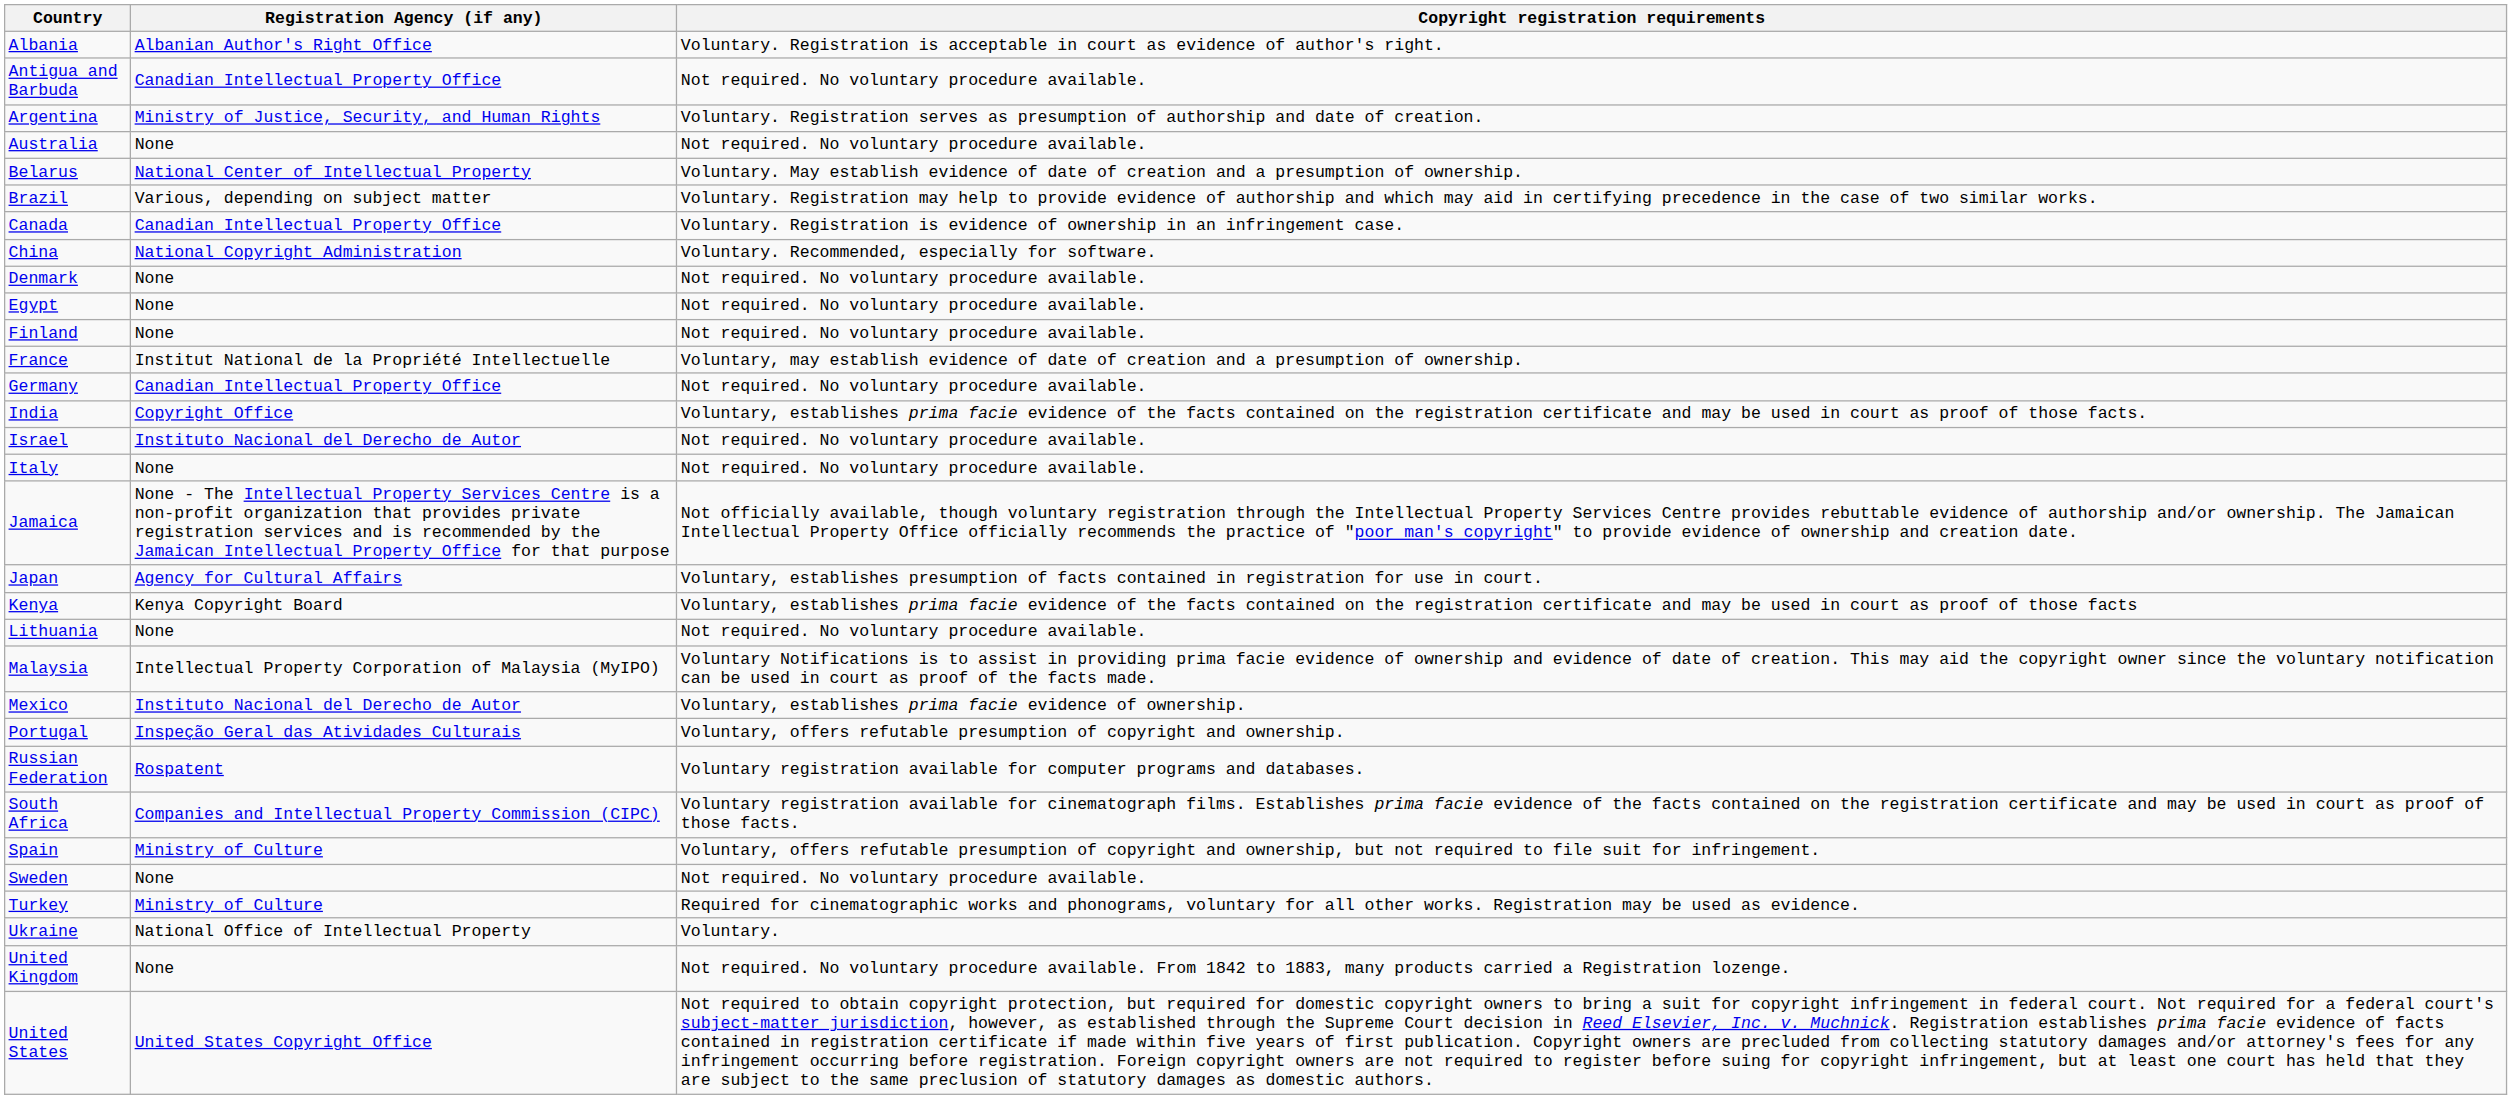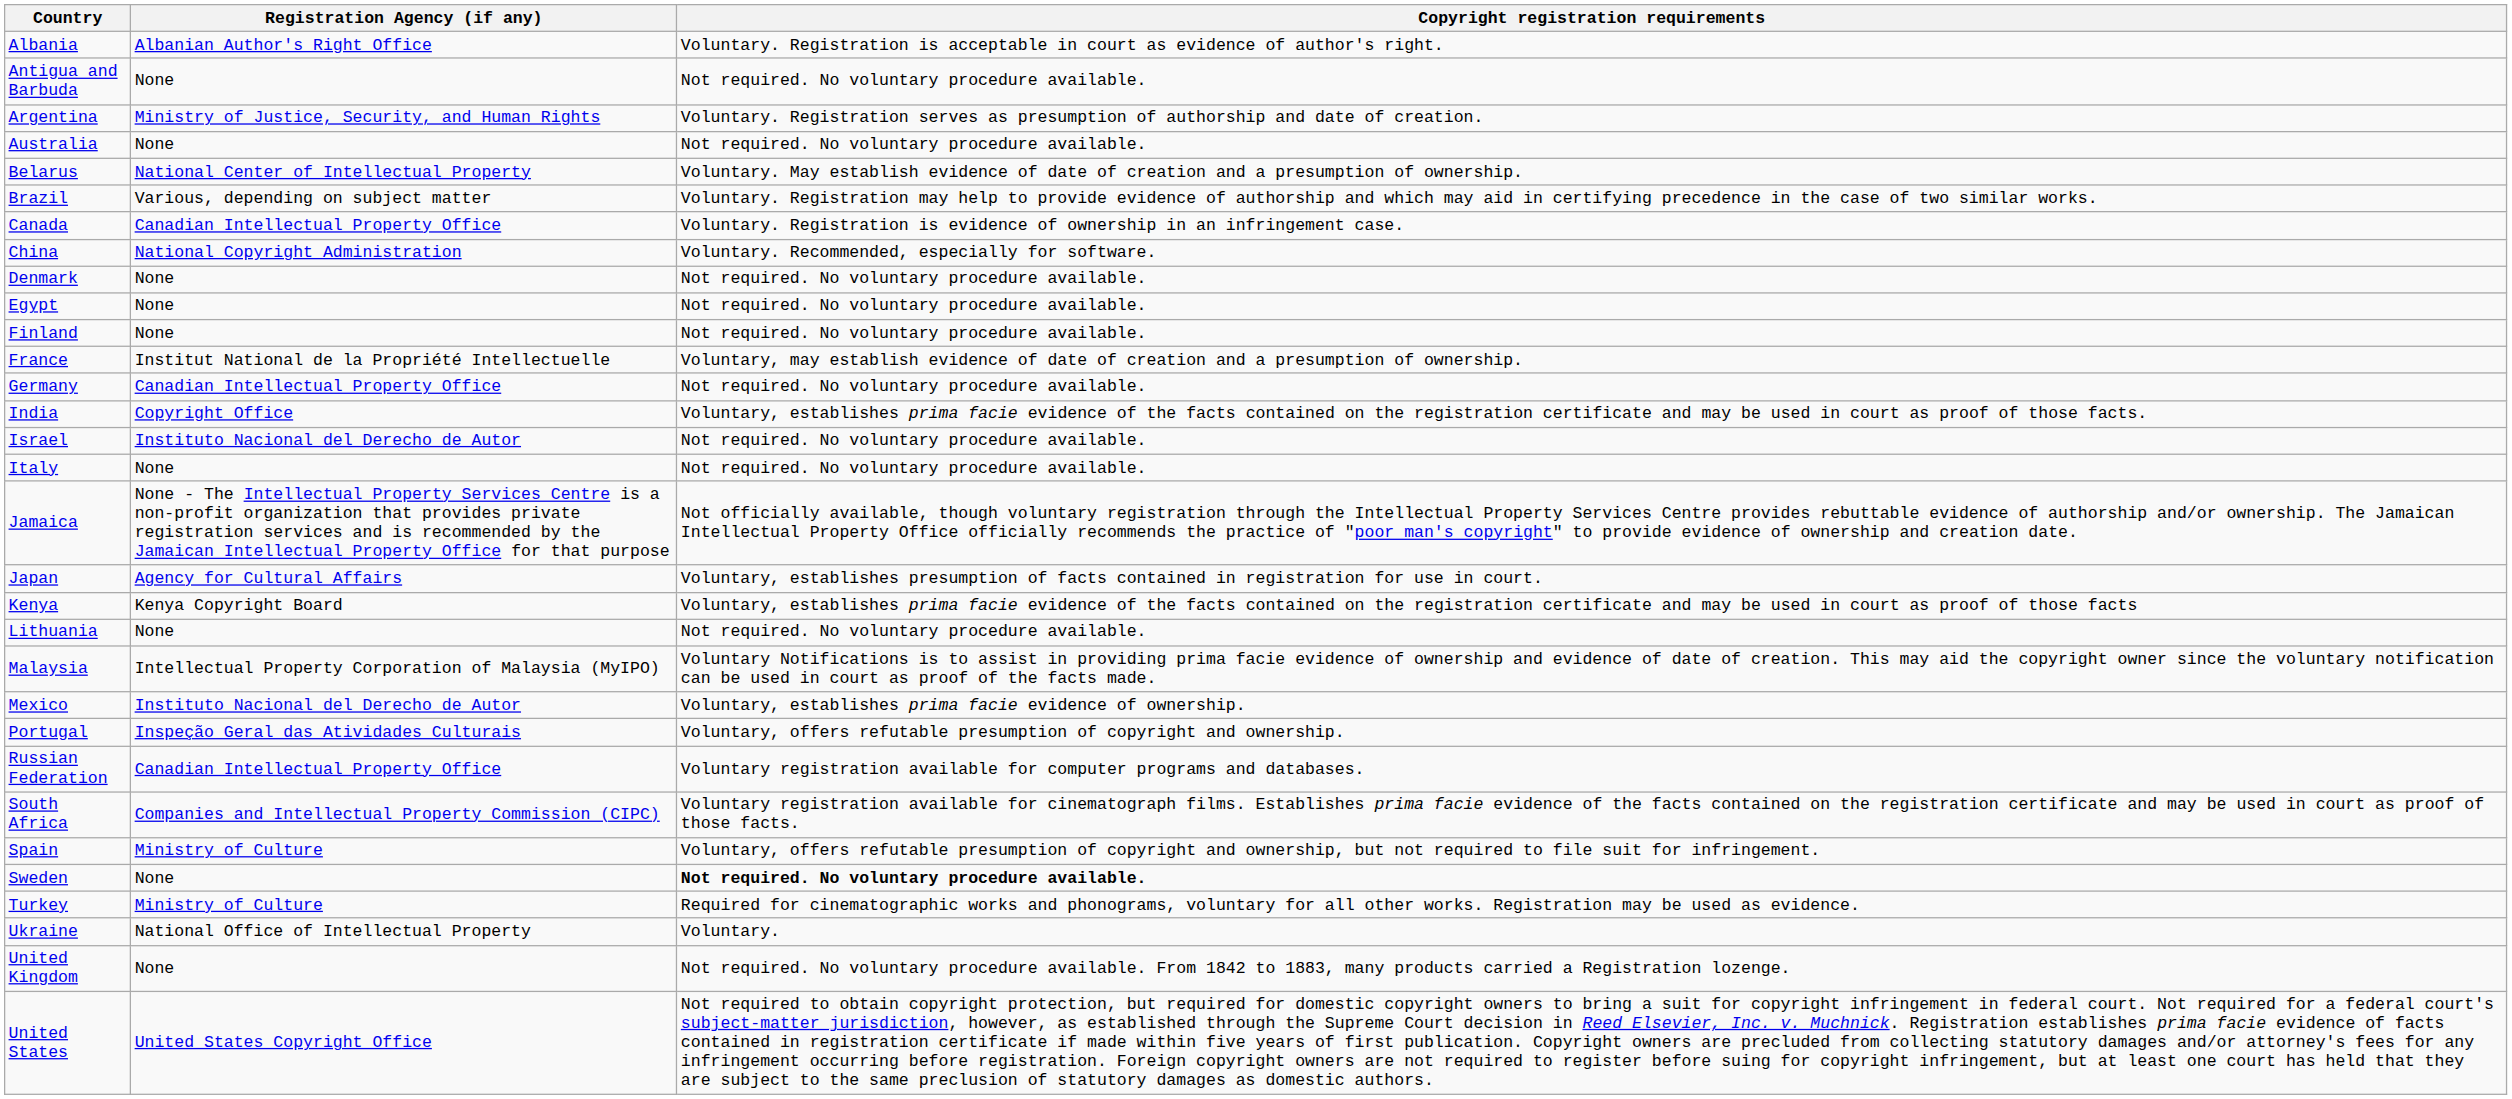(318, 81) Canadian Intellectual Property Office -> (154, 81) None
(179, 769) Rospatent -> (318, 769) Canadian Intellectual Property Office
(914, 878) normal -> (914, 878) bold
